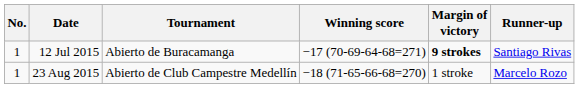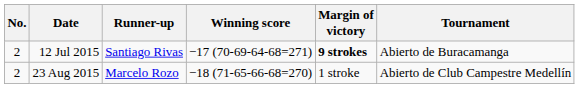columns swapped: (201, 22) <-> (532, 22)
(17, 51) 1 -> (17, 51) 2
(17, 73) 1 -> (17, 73) 2
